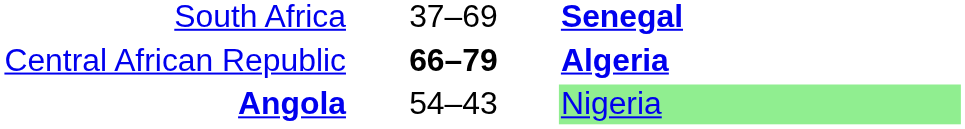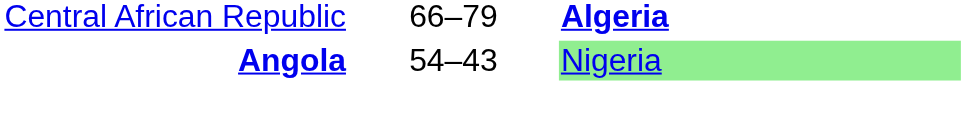- row: (260, 16)
(453, 60) bold -> (453, 16) normal
